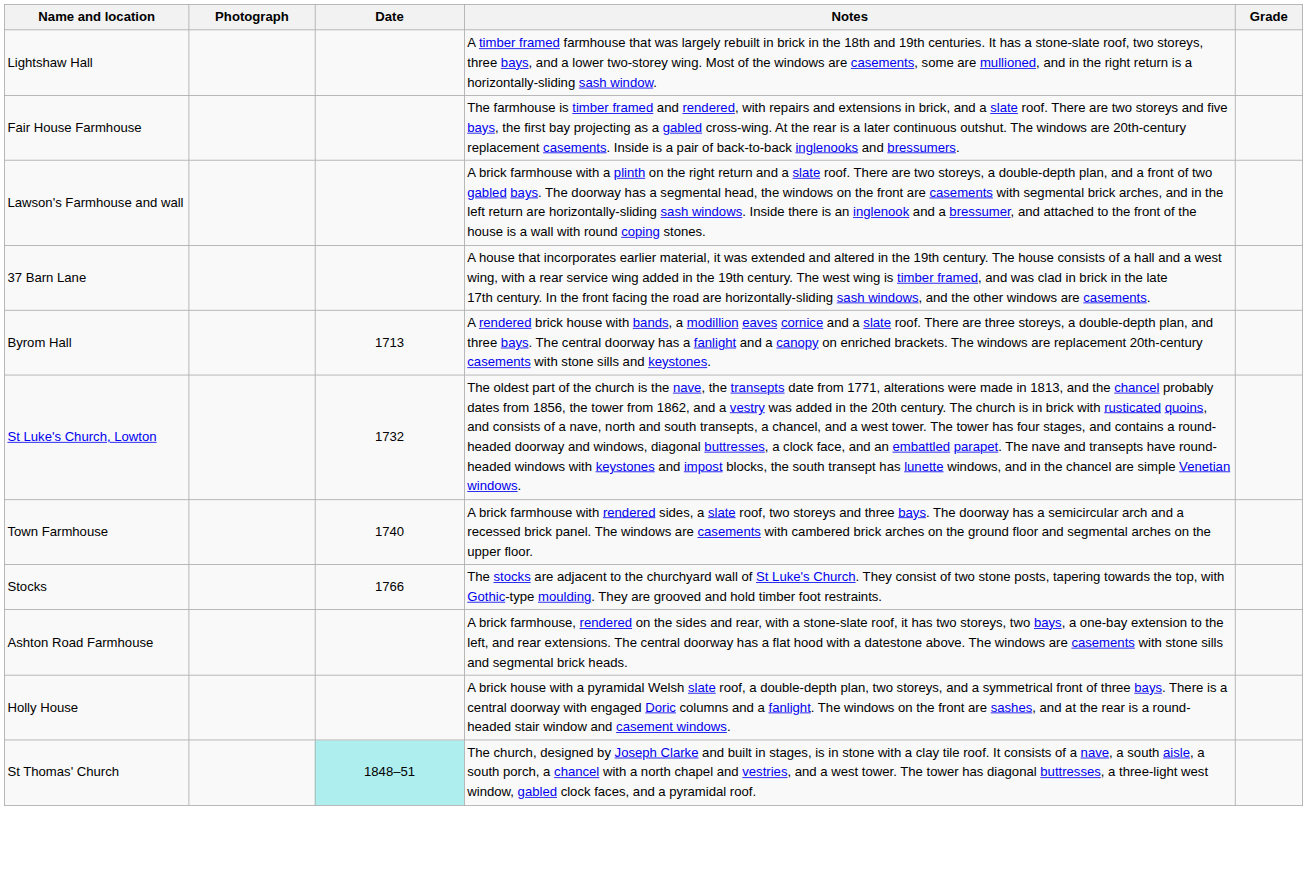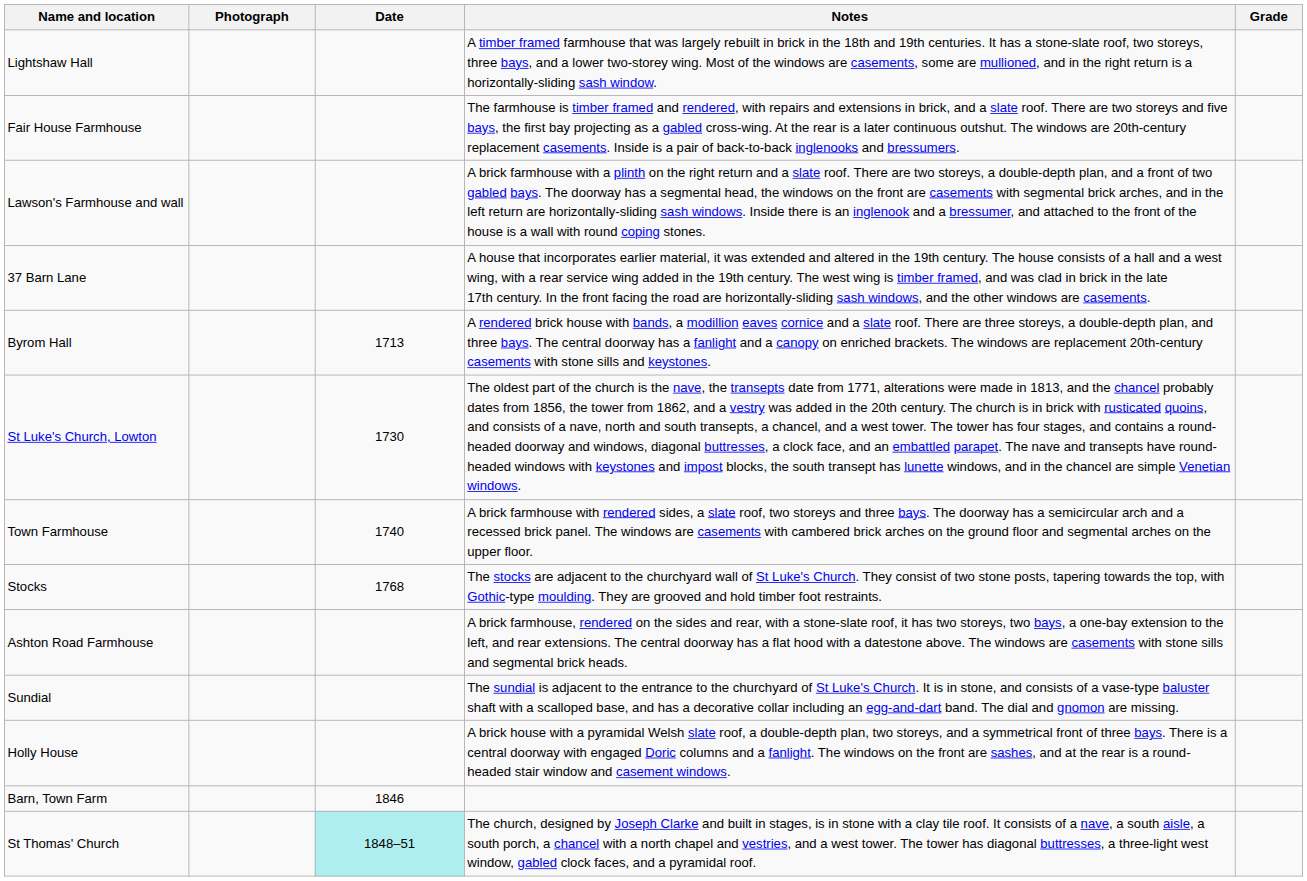(390, 437) 1732 -> (390, 437) 1730
(390, 587) 1766 -> (390, 587) 1768
+ row: (29, 697)
+ row: (57, 798)
